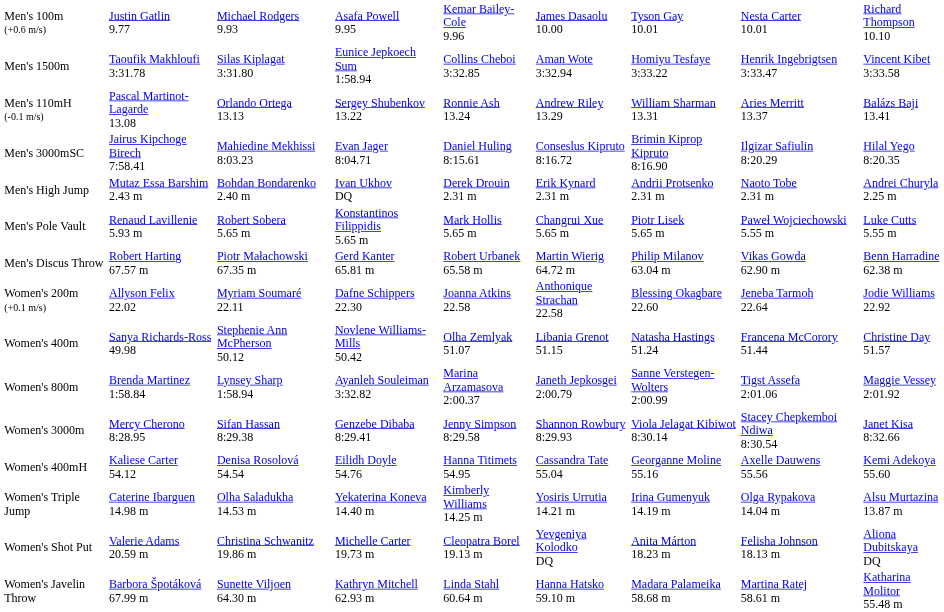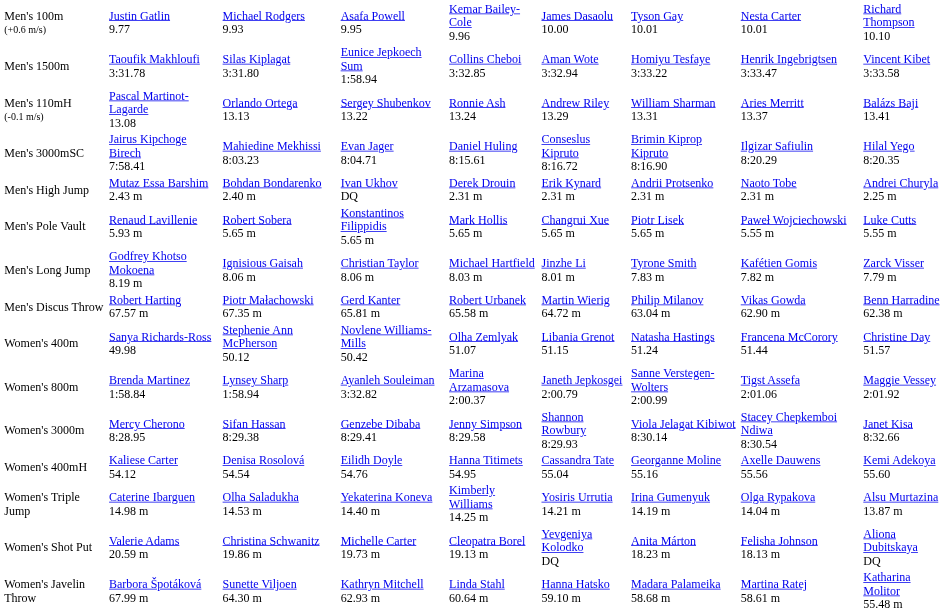+ row: (47, 270)
- row: (41, 300)
